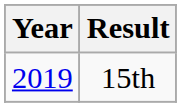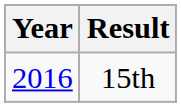(42, 76) 2019 -> (42, 76) 2016
